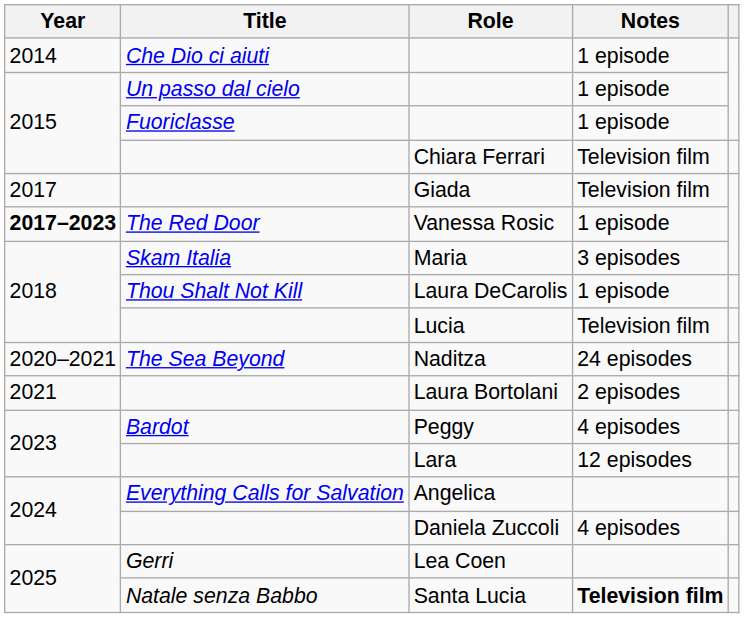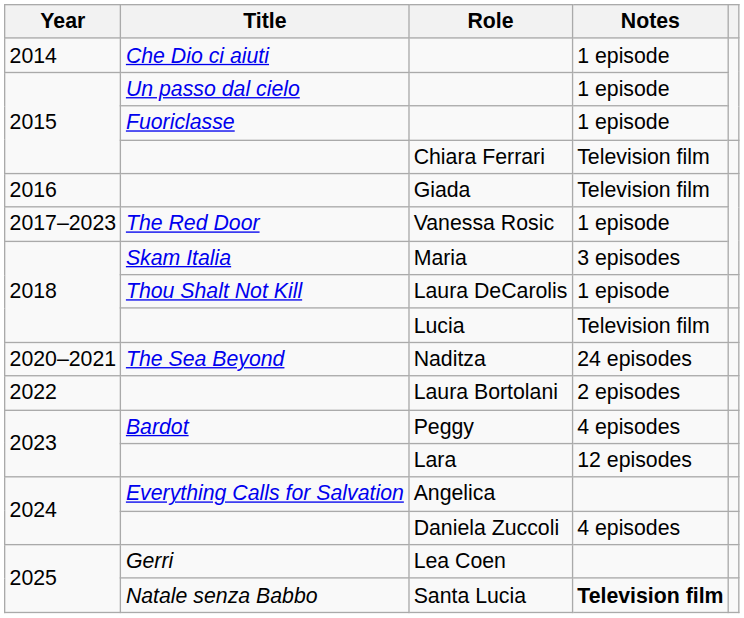(33, 190) 2017 -> (33, 190) 2016
(63, 223) bold -> (63, 223) normal
(33, 392) 2021 -> (33, 392) 2022
